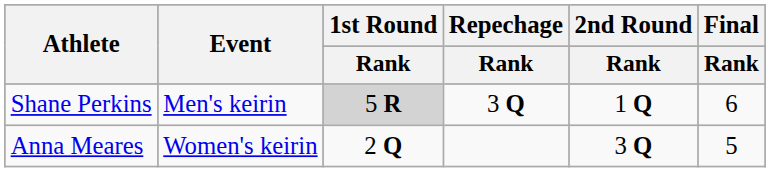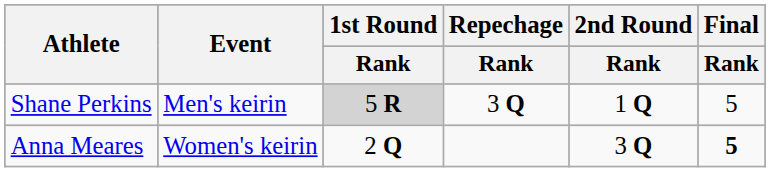(731, 104) 6 -> (731, 104) 5
(731, 145) normal -> (731, 145) bold
